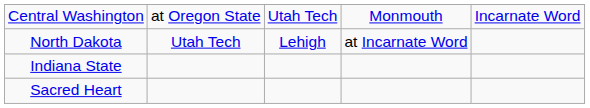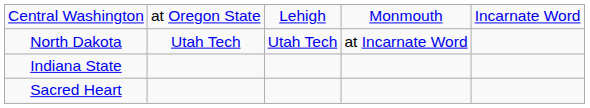(302, 16) Utah Tech -> (302, 16) Lehigh
(302, 41) Lehigh -> (302, 41) Utah Tech
